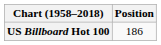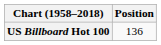(134, 31) 186 -> (134, 31) 136
